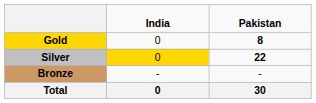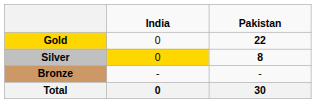(260, 40) 8 -> (260, 40) 22
(260, 57) 22 -> (260, 57) 8
